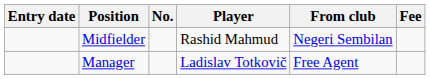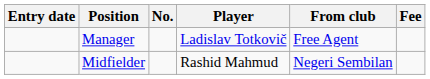rows swapped: (108, 62) <-> (114, 39)
